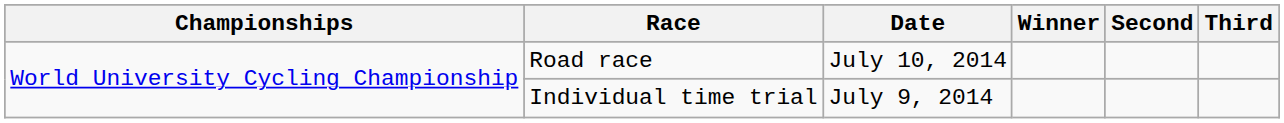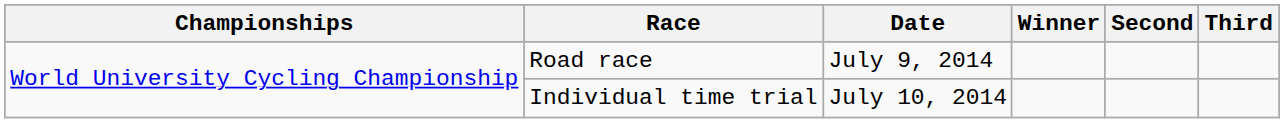(918, 61) July 10, 2014 -> (911, 61) July 9, 2014
(911, 98) July 9, 2014 -> (918, 98) July 10, 2014
